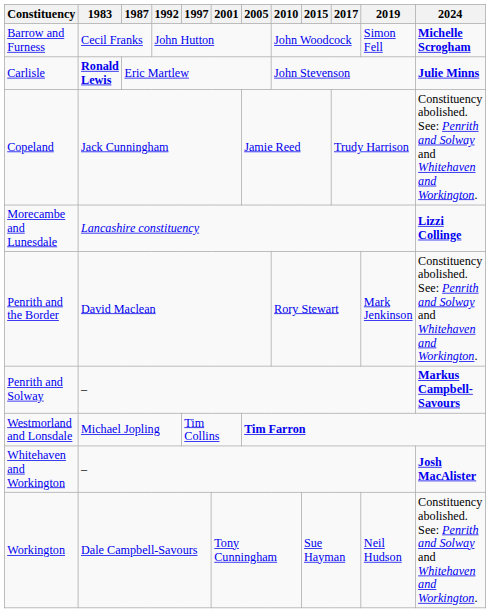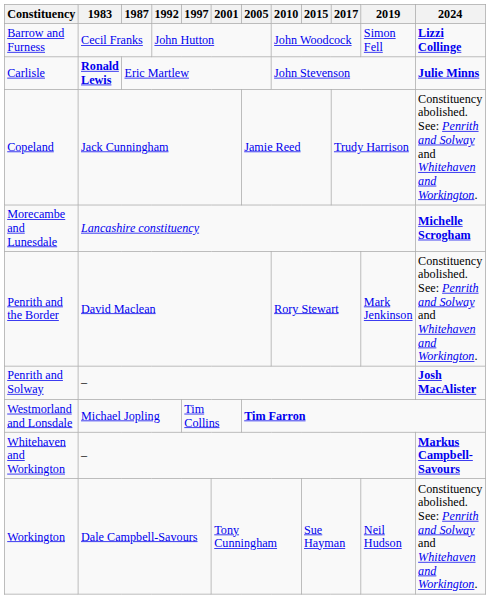(444, 40) Michelle Scrogham -> (440, 40) Lizzi Collinge
(440, 228) Lizzi Collinge -> (444, 228) Michelle Scrogham
(445, 389) Markus Campbell-Savours -> (447, 382) Josh MacAlister
(447, 469) Josh MacAlister -> (445, 455) Markus Campbell-Savours
